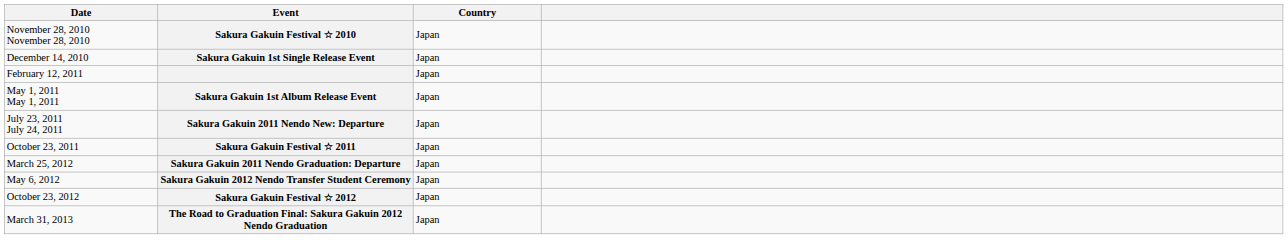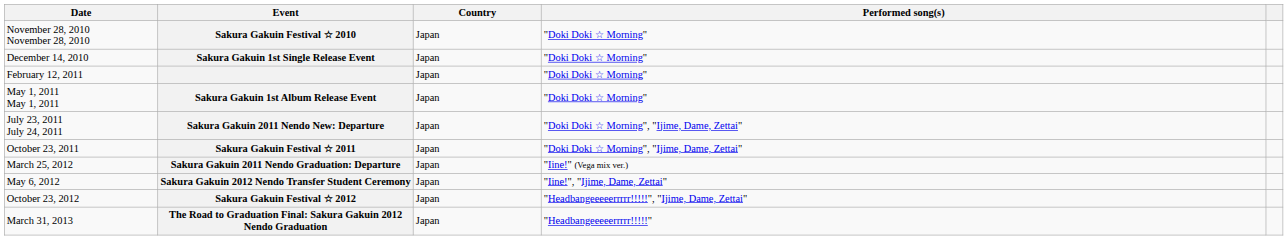+ column: (904, 12)
